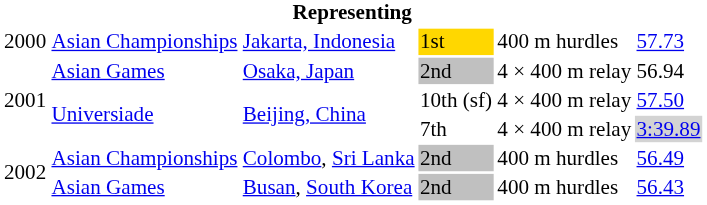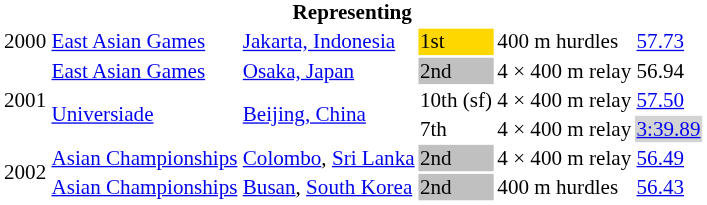(144, 41) Asian Championships -> (128, 41) East Asian Games
(108, 70) Asian Games -> (128, 70) East Asian Games
(558, 157) 400 m hurdles -> (564, 157) 4 × 400 m relay
(108, 186) Asian Games -> (144, 186) Asian Championships
